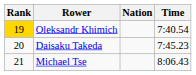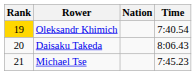(173, 45) 7:45.23 -> (173, 45) 8:06.43
(173, 62) 8:06.43 -> (173, 62) 7:45.23
